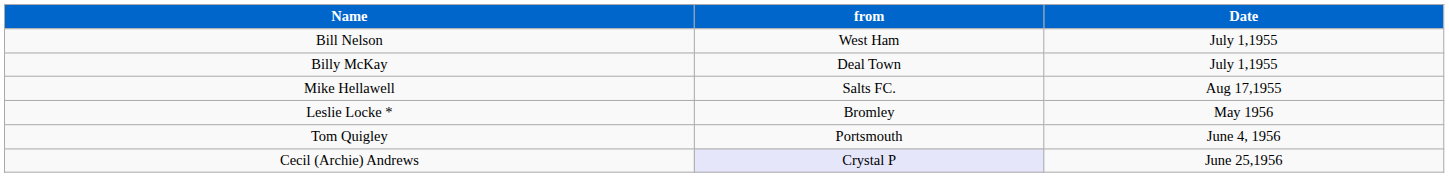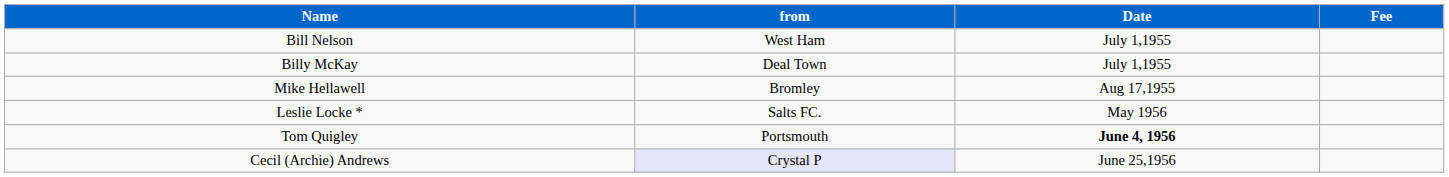+ column: (1381, 16)
(869, 88) Salts FC. -> (795, 88) Bromley
(869, 112) Bromley -> (795, 112) Salts FC.
(1244, 136) normal -> (1137, 136) bold
